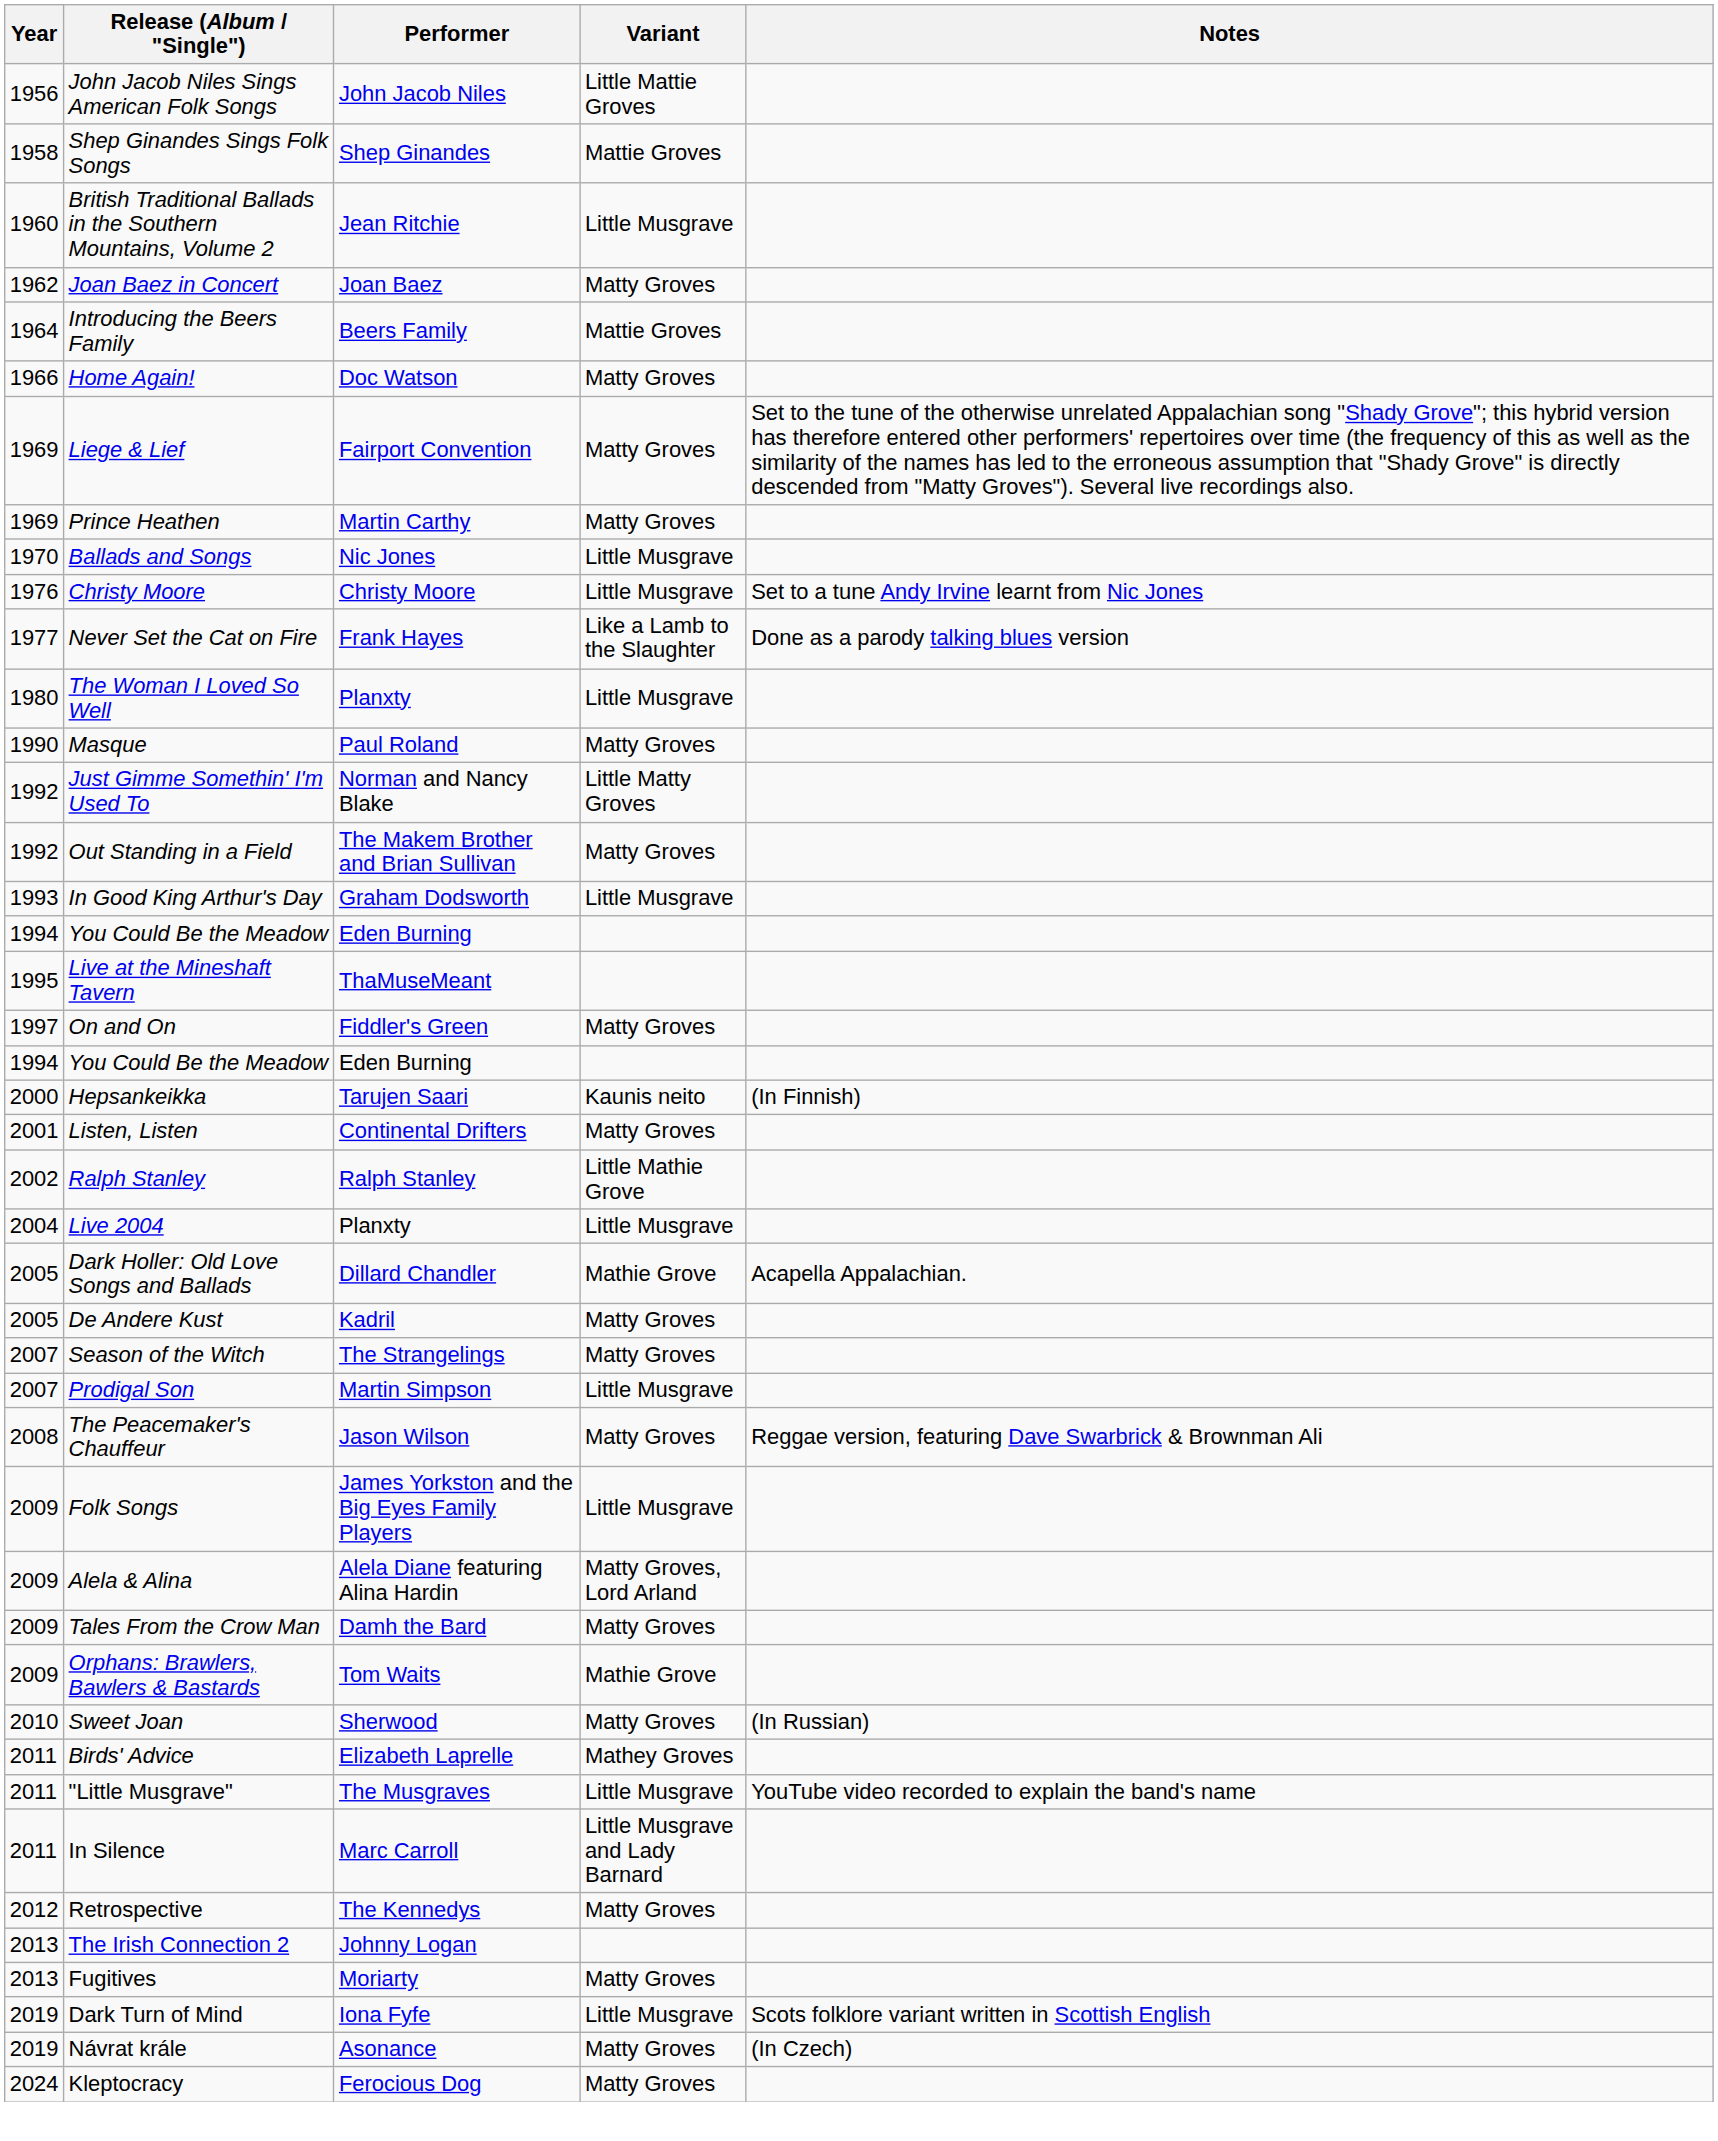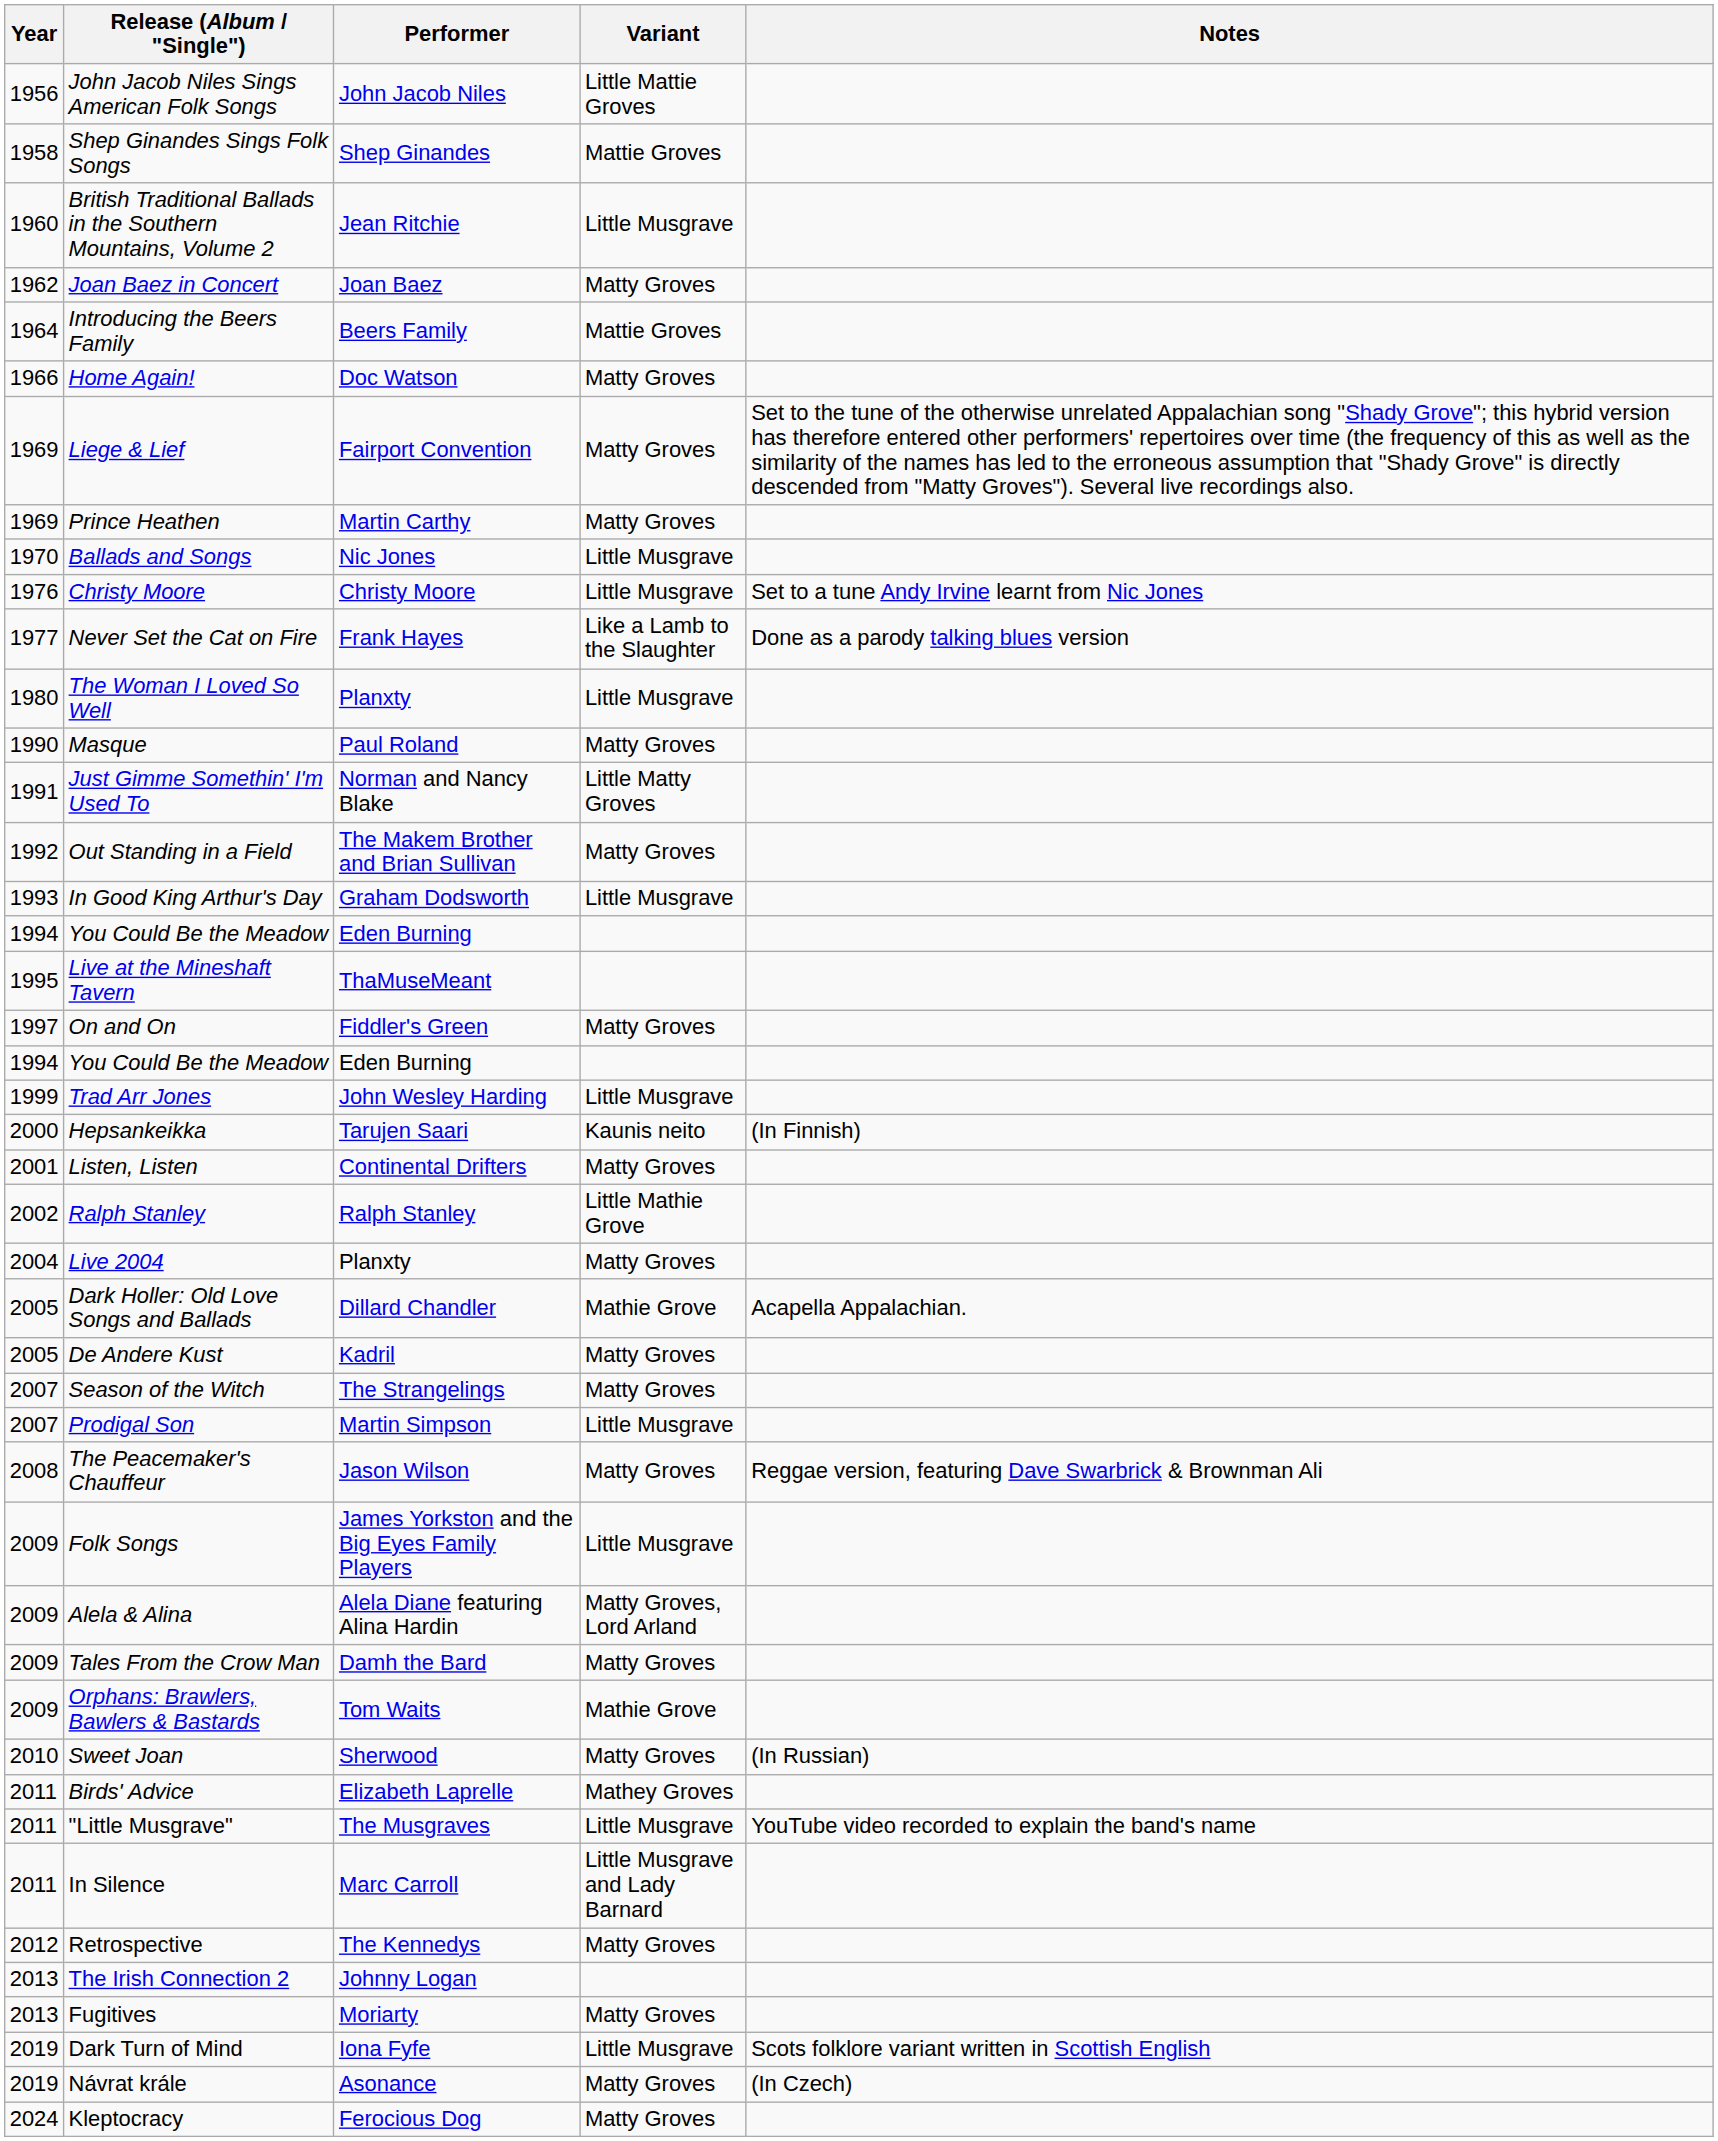(34, 792) 1992 -> (34, 792) 1991
+ row: (140, 1097)
(659, 1226) Little Musgrave -> (650, 1260) Matty Groves
